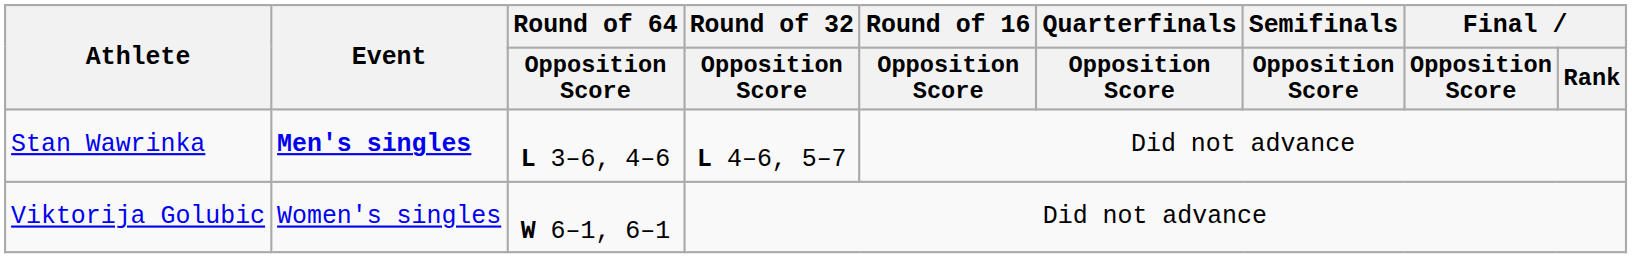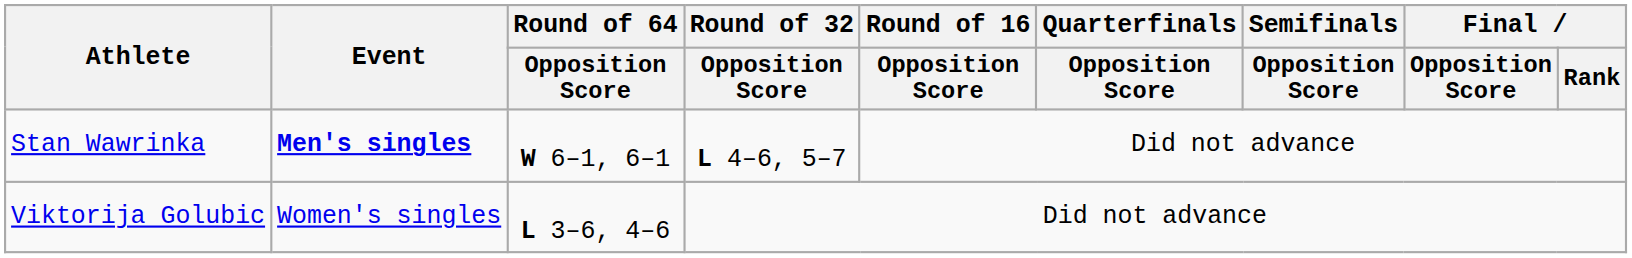(595, 160) L 3–6, 4–6 -> (595, 160) W 6–1, 6–1
(595, 232) W 6–1, 6–1 -> (595, 232) L 3–6, 4–6
